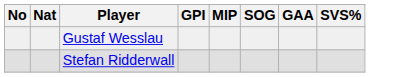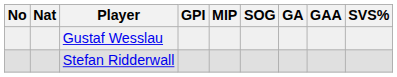+ column: (293, 15)
